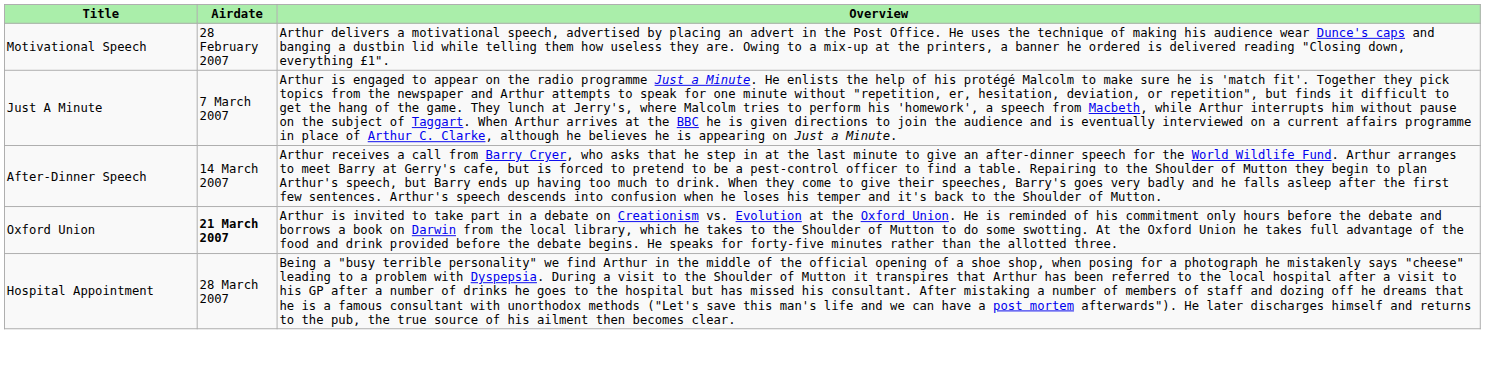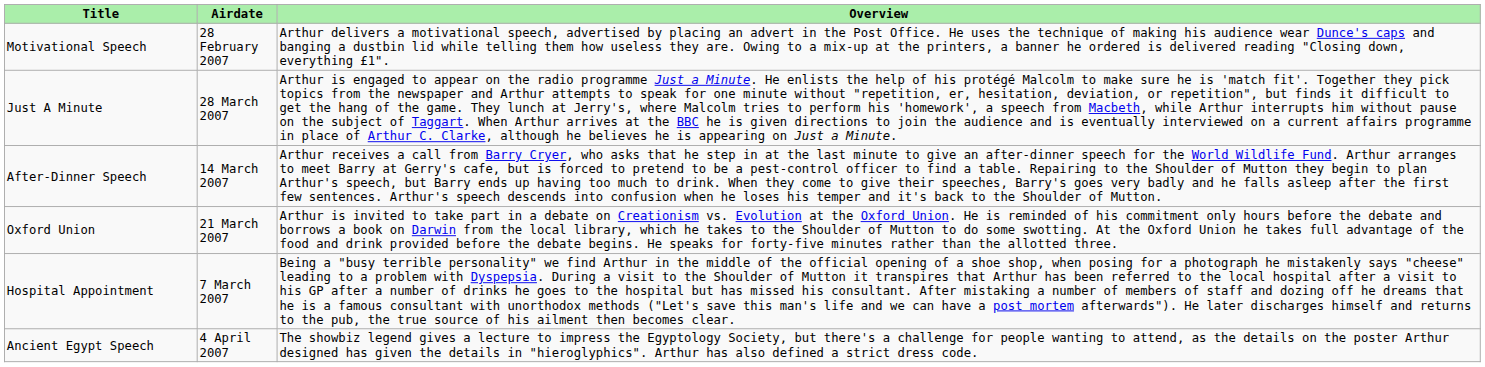(225, 108) 7 March 2007 -> (229, 108) 28 March 2007
(229, 230) bold -> (229, 230) normal
(229, 291) 28 March 2007 -> (225, 291) 7 March 2007
+ row: (80, 345)
